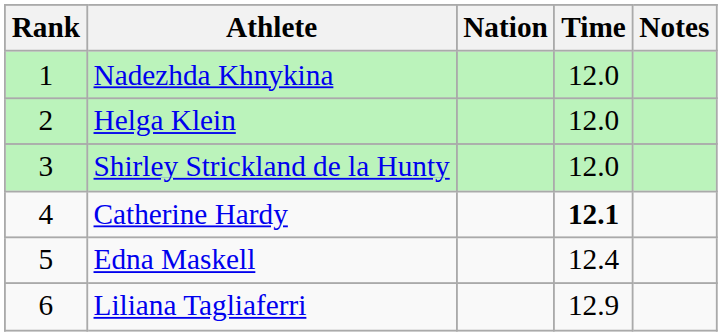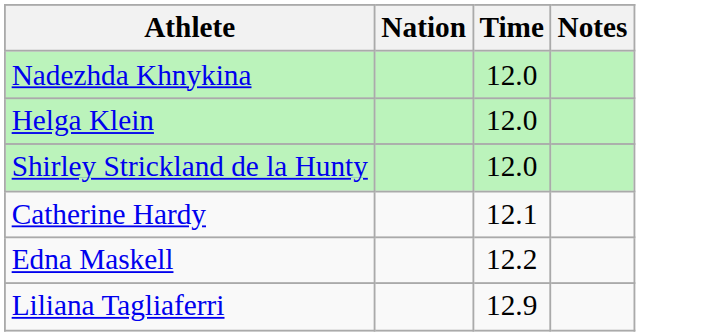- column: (46, 27)
(594, 213) bold -> (512, 213) normal
(594, 259) 12.4 -> (512, 259) 12.2
